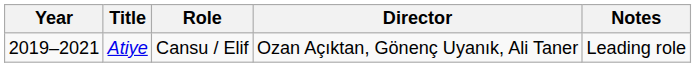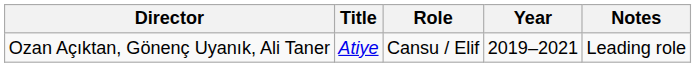columns swapped: (54, 18) <-> (418, 18)
